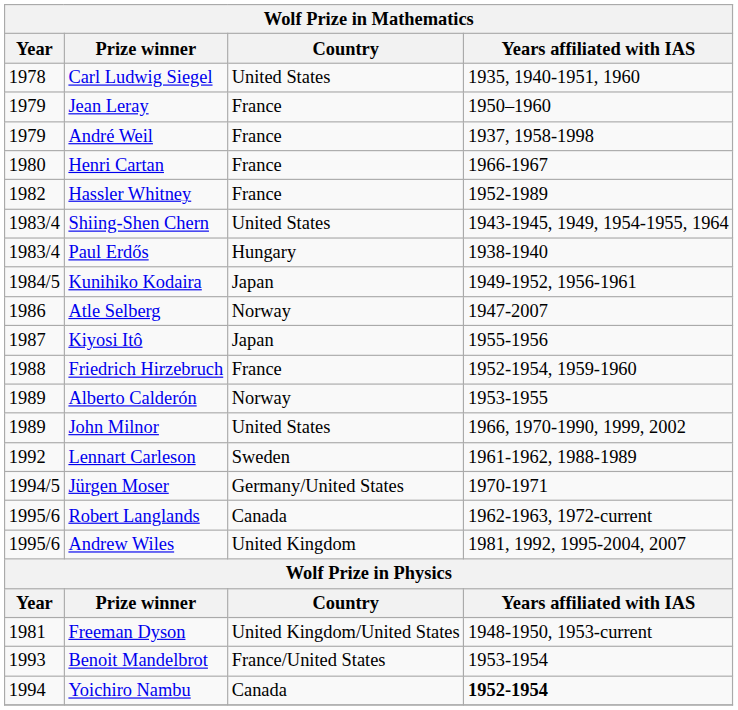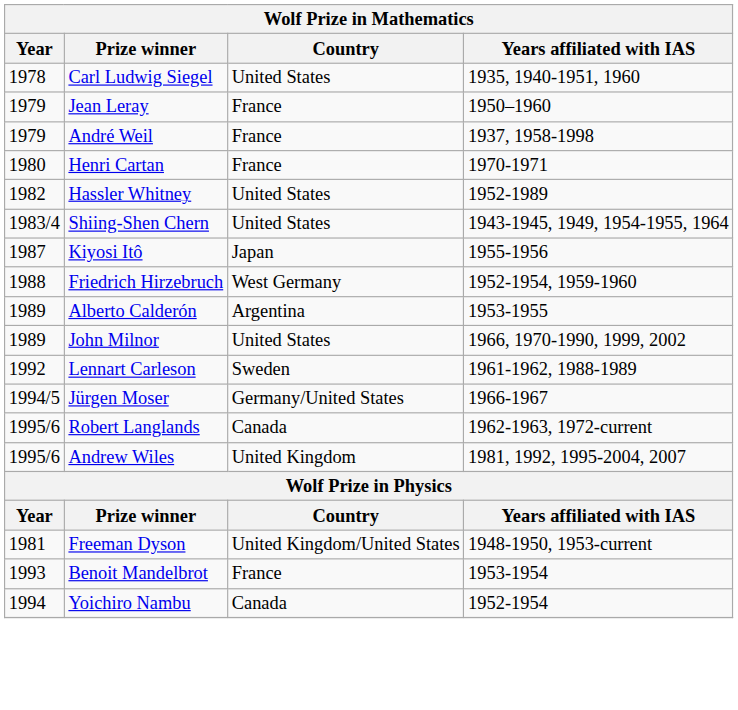(508, 164) 1966-1967 -> (508, 164) 1970-1971
(257, 194) France -> (281, 194) United States
- row: (109, 252)
- row: (135, 281)
- row: (114, 310)
(257, 369) France -> (286, 281) West Germany
(261, 398) Norway -> (268, 310) Argentina
(508, 485) 1970-1971 -> (508, 398) 1966-1967
(309, 661) France/United States -> (257, 573) France
(508, 690) bold -> (508, 602) normal
